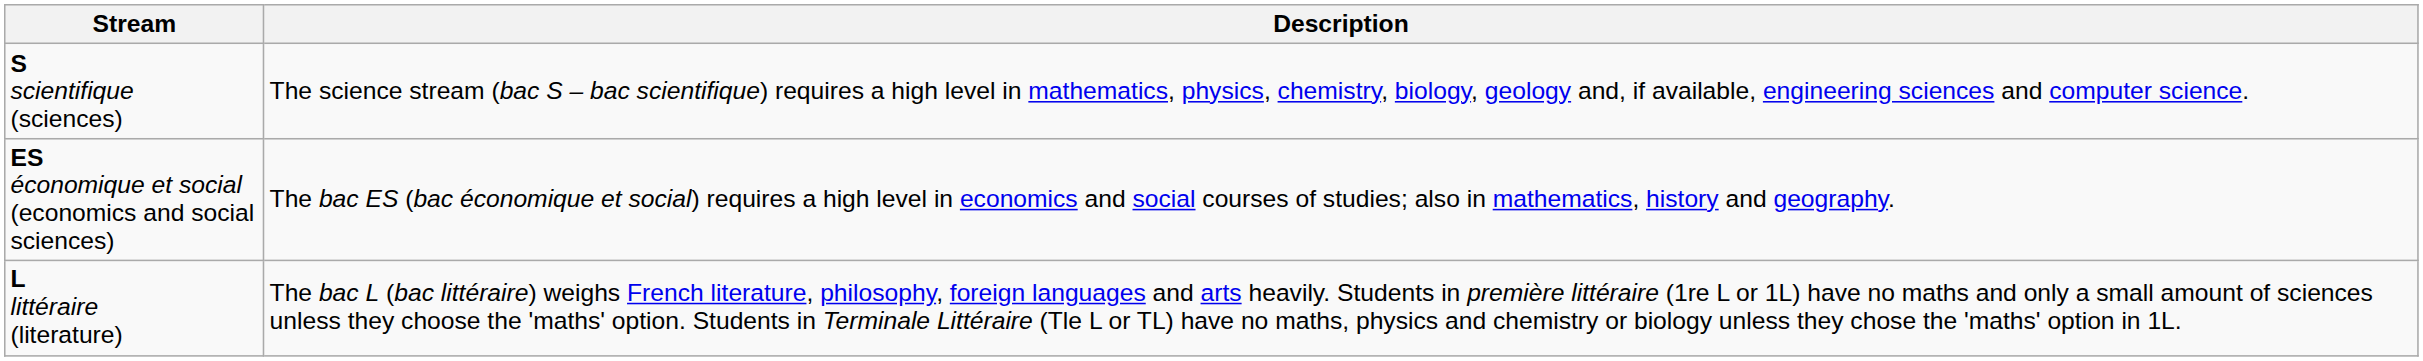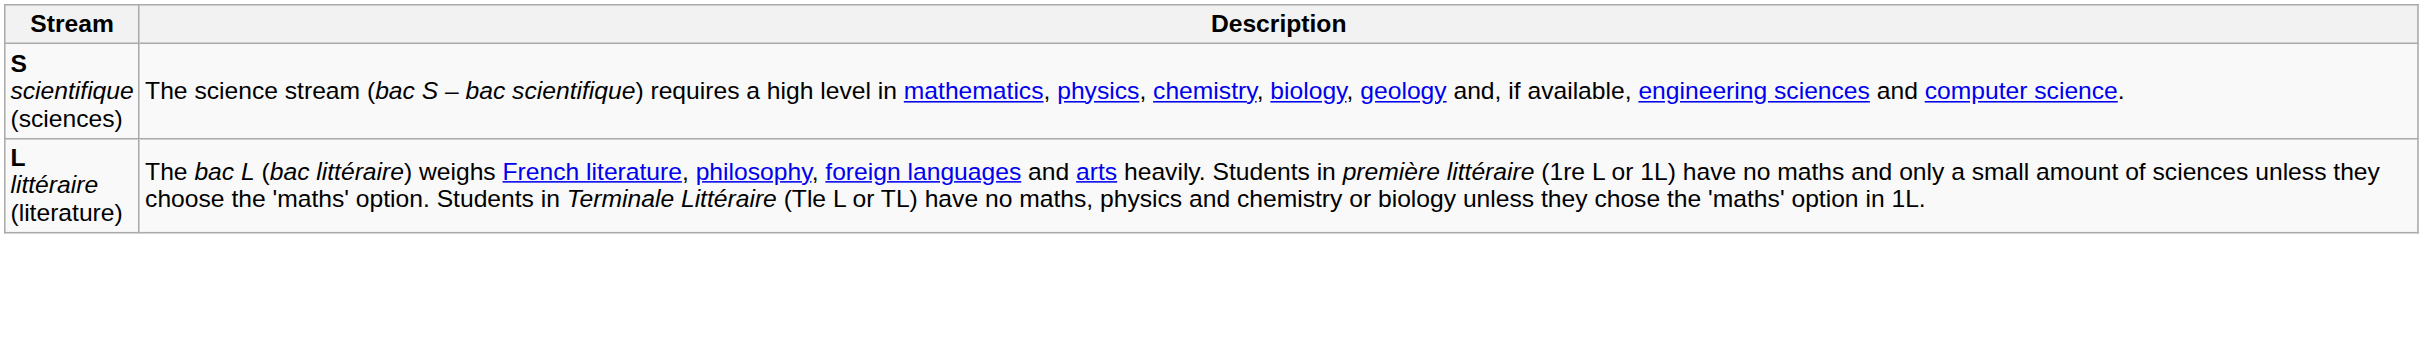- row: (132, 199)
